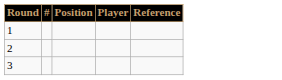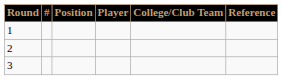+ column: (178, 13)
